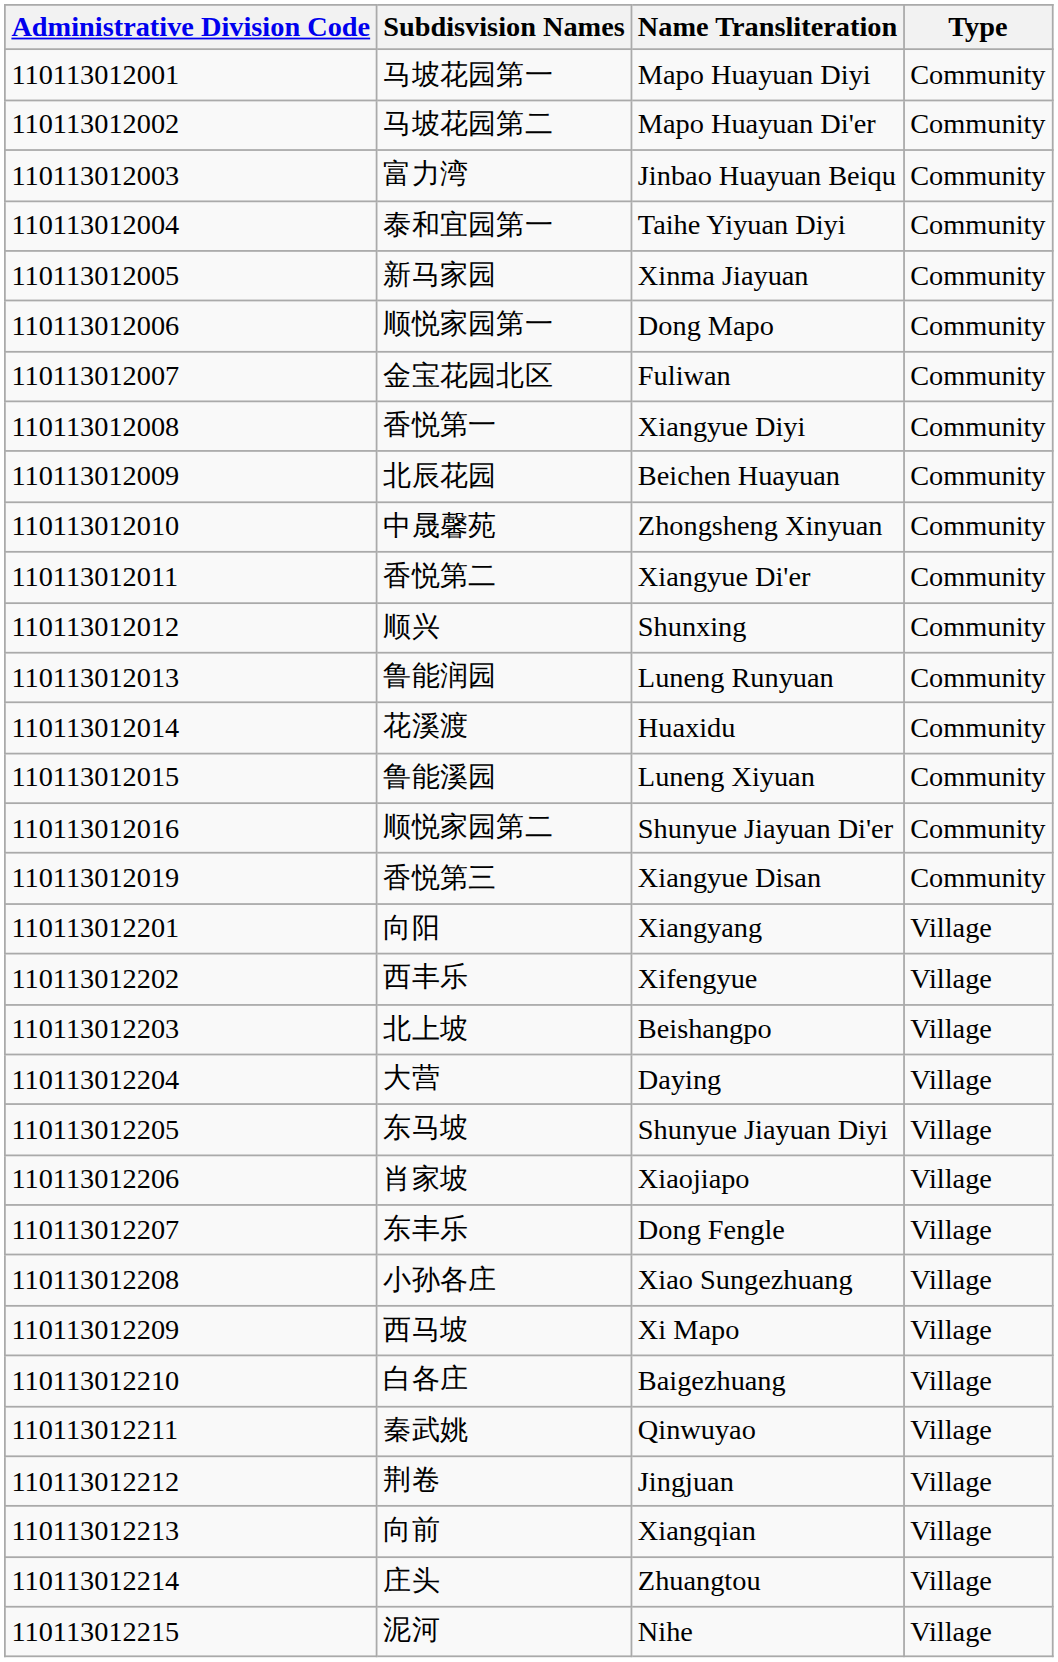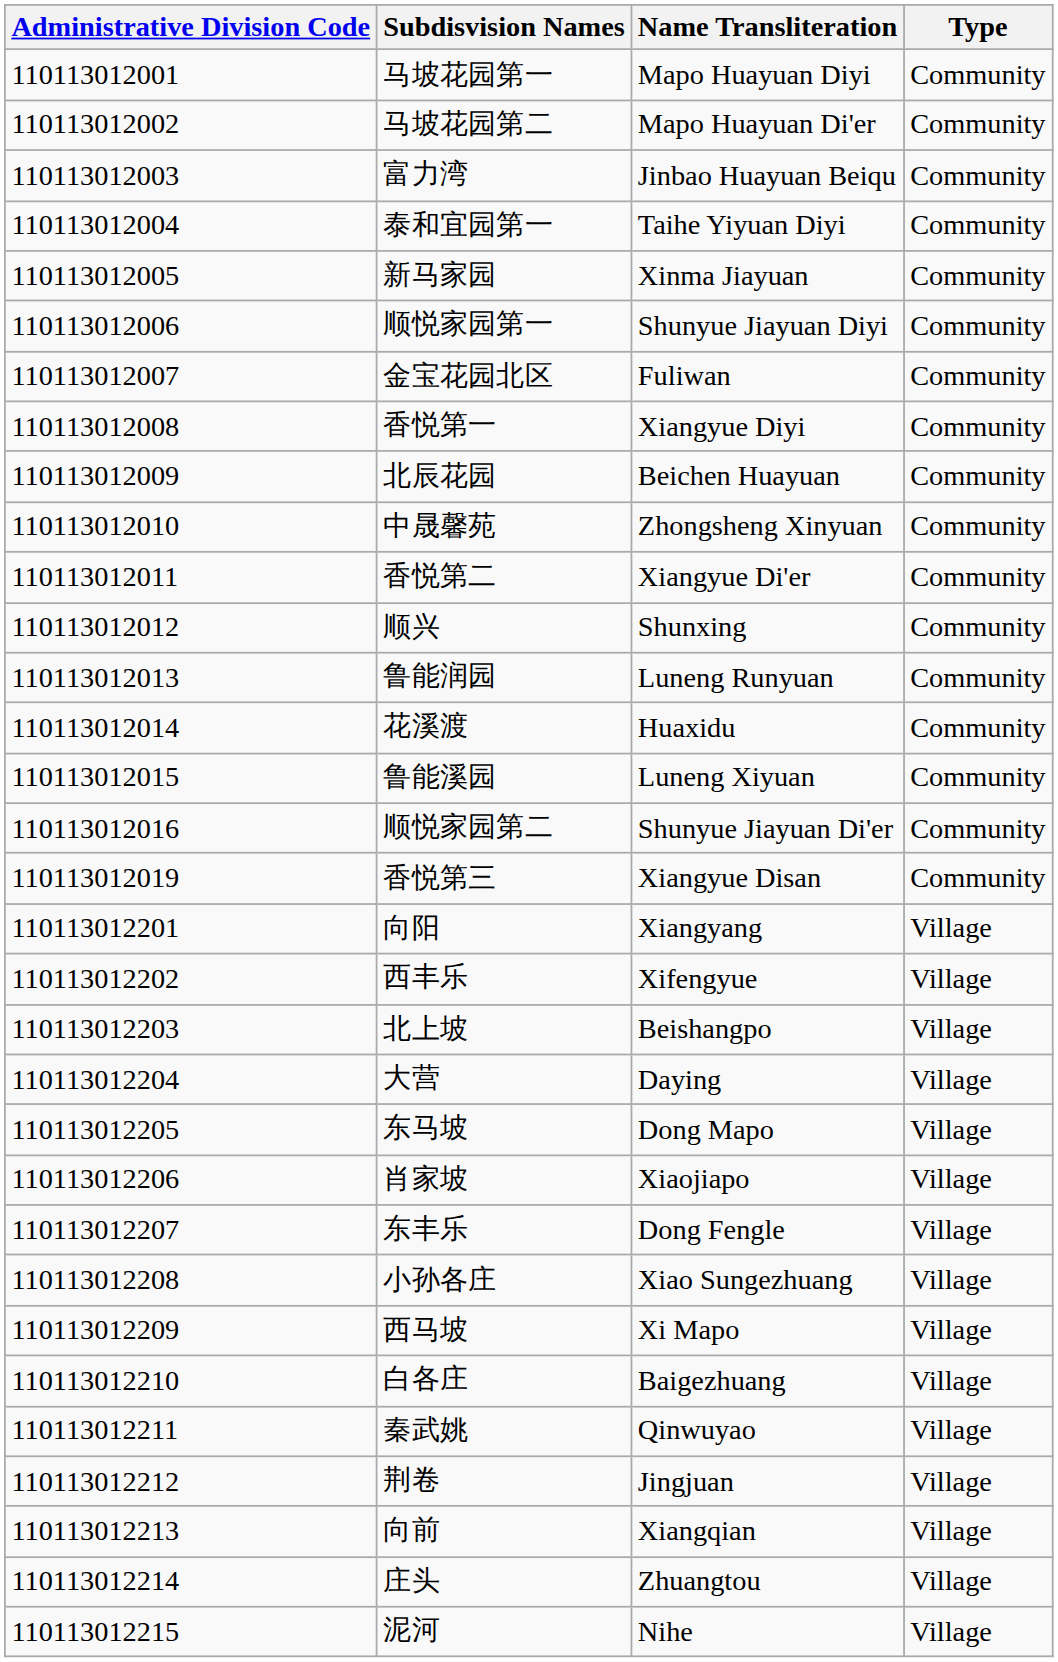(706, 325) Dong Mapo -> (763, 325) Shunyue Jiayuan Diyi
(763, 1129) Shunyue Jiayuan Diyi -> (706, 1129) Dong Mapo
